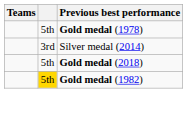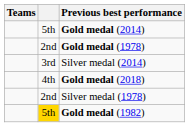+ row: (103, 29)
(48, 29) 5th -> (48, 46) 2nd
(48, 63) 5th -> (48, 79) 4th
+ row: (104, 96)
